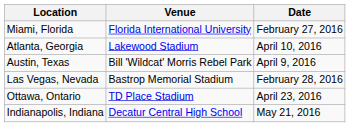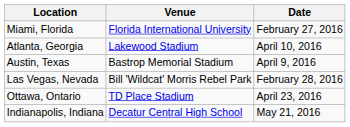(180, 63) Bill 'Wildcat' Morris Rebel Park -> (171, 63) Bastrop Memorial Stadium
(171, 79) Bastrop Memorial Stadium -> (180, 79) Bill 'Wildcat' Morris Rebel Park
